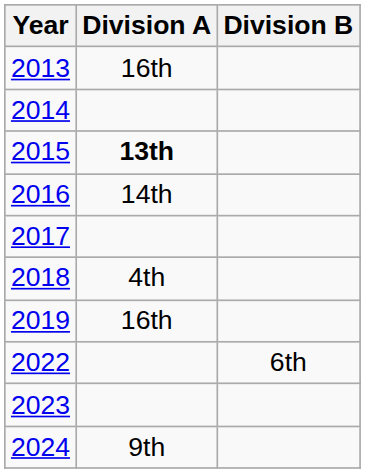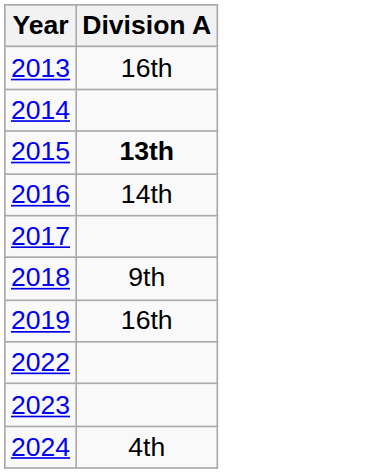- column: (288, 25)
(147, 278) 4th -> (147, 278) 9th
(147, 446) 9th -> (147, 446) 4th
